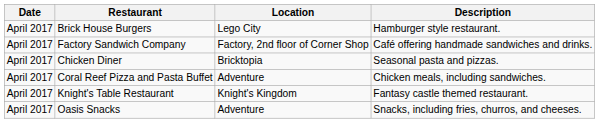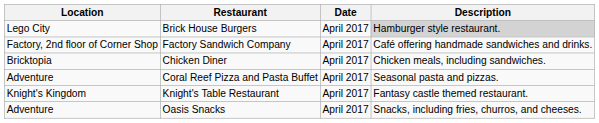columns swapped: (30, 12) <-> (293, 12)
(437, 28) no background -> (437, 28) lightgrey background
(436, 61) Seasonal pasta and pizzas. -> (460, 61) Chicken meals, including sandwiches.
(460, 77) Chicken meals, including sandwiches. -> (436, 77) Seasonal pasta and pizzas.
